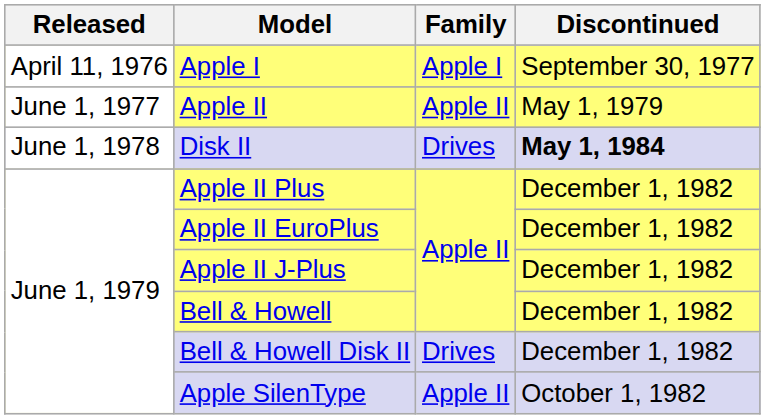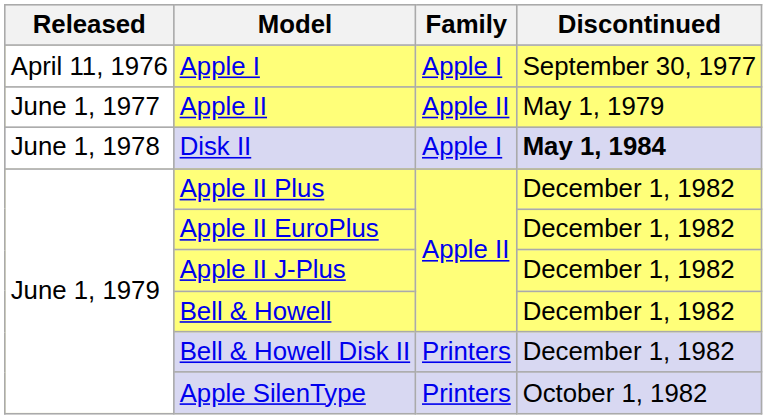(459, 147) Drives -> (462, 147) Apple I
(459, 351) Drives -> (466, 351) Printers
(466, 392) Apple II -> (466, 392) Printers
